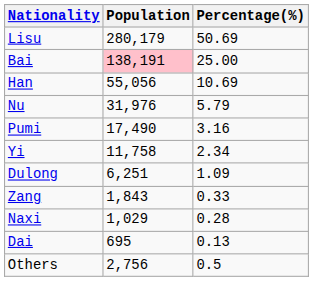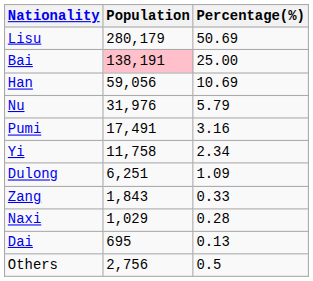(131, 84) 55,056 -> (131, 84) 59,056
(131, 129) 17,490 -> (131, 129) 17,491
